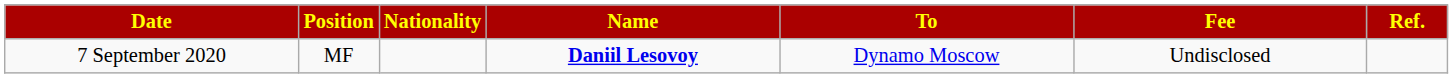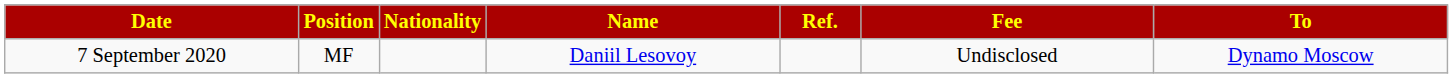columns swapped: (926, 21) <-> (1407, 21)
(633, 55) bold -> (633, 55) normal
